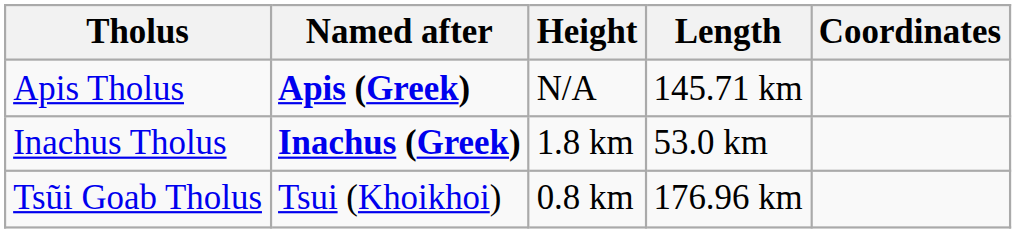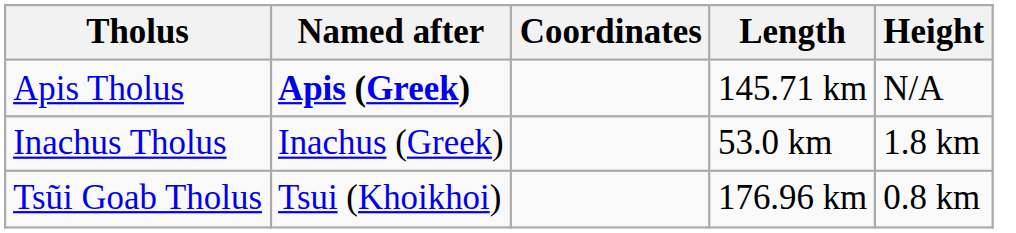columns swapped: (910, 32) <-> (587, 32)
(399, 142) bold -> (391, 142) normal
